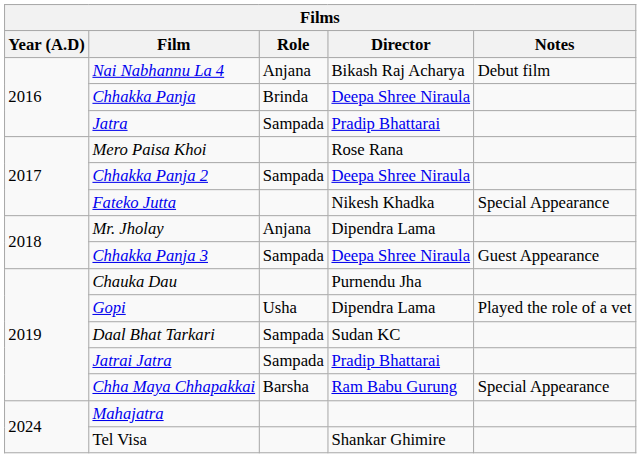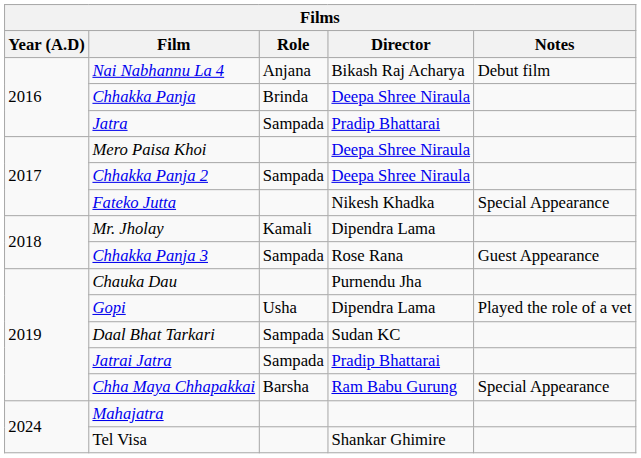(367, 149) Rose Rana -> (401, 149) Deepa Shree Niraula
(287, 228) Anjana -> (287, 228) Kamali
(401, 255) Deepa Shree Niraula -> (367, 255) Rose Rana
